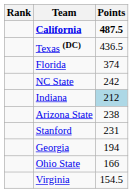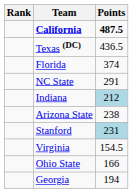(111, 81) 242 -> (111, 81) 291
(111, 131) no background -> (111, 131) lightblue background
rows swapped: (52, 147) <-> (53, 180)
